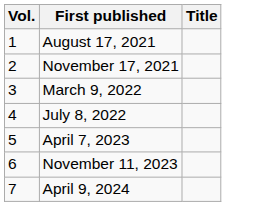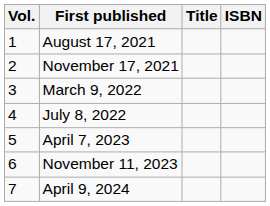+ column: (243, 16)
